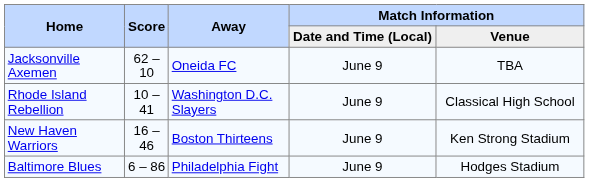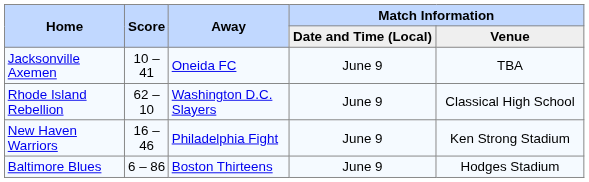(147, 65) 62 – 10 -> (147, 65) 10 – 41
(147, 102) 10 – 41 -> (147, 102) 62 – 10
(222, 138) Boston Thirteens -> (225, 138) Philadelphia Fight
(225, 167) Philadelphia Fight -> (222, 167) Boston Thirteens
